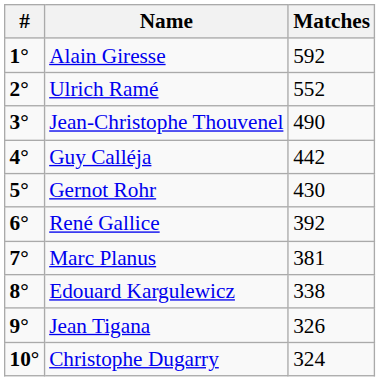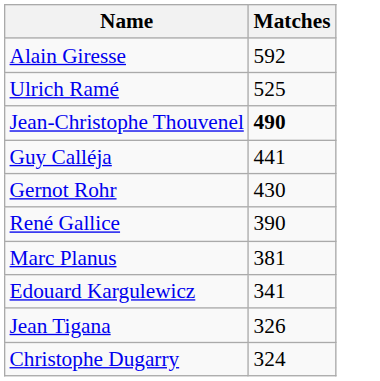- column: (24, 21)
(309, 88) 552 -> (270, 88) 525
(309, 122) normal -> (270, 122) bold
(309, 156) 442 -> (270, 156) 441
(309, 223) 392 -> (270, 223) 390
(309, 291) 338 -> (270, 291) 341
